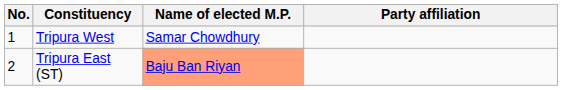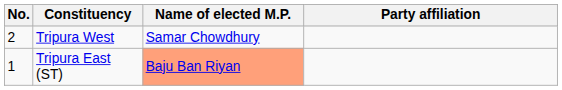(11, 37) 1 -> (11, 37) 2
(11, 66) 2 -> (11, 66) 1
